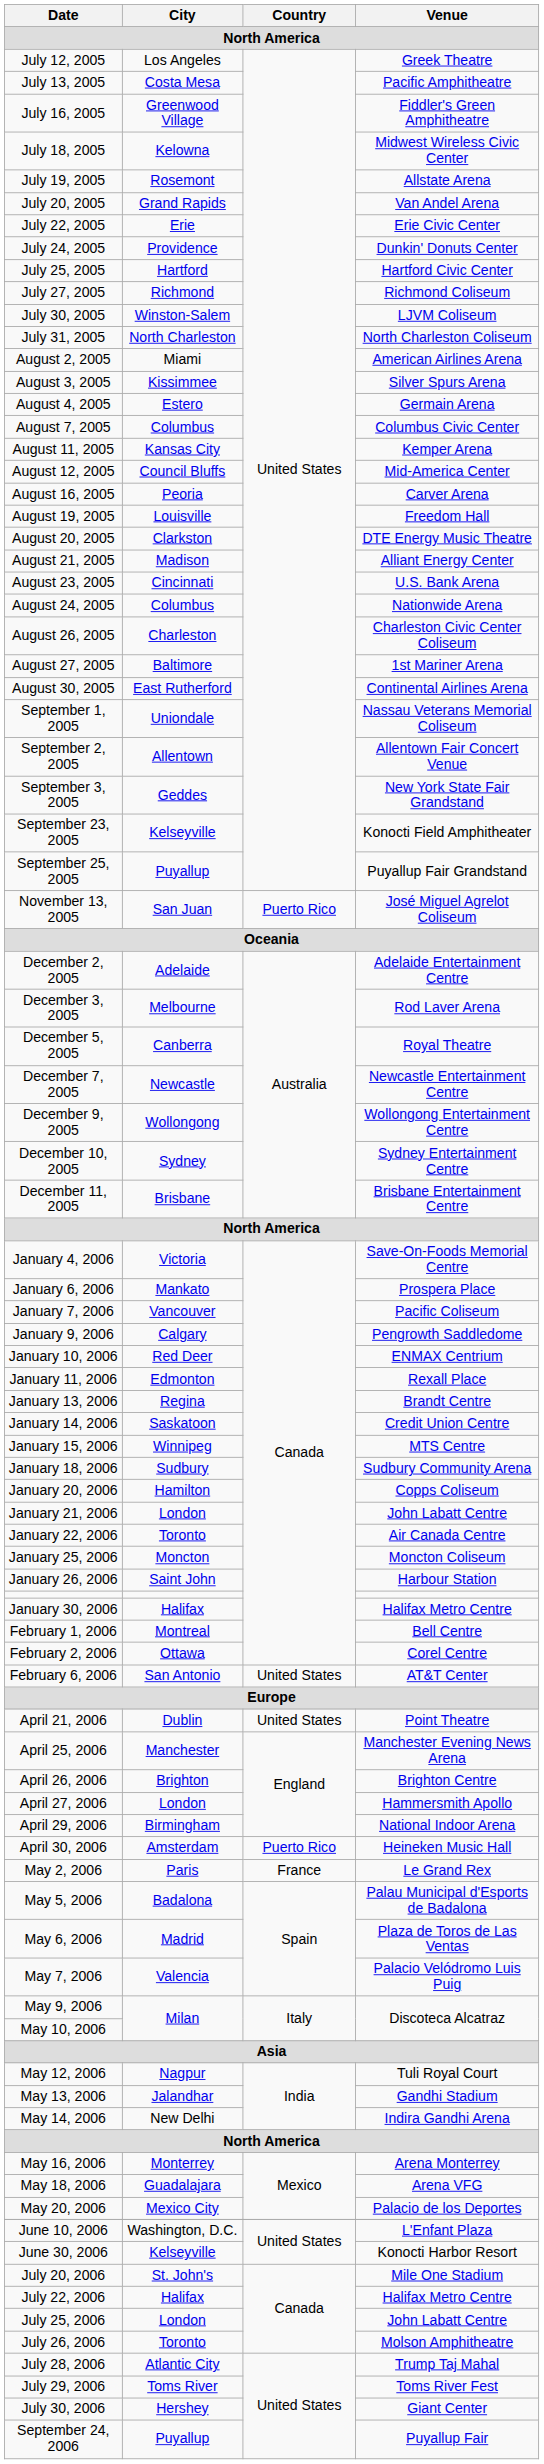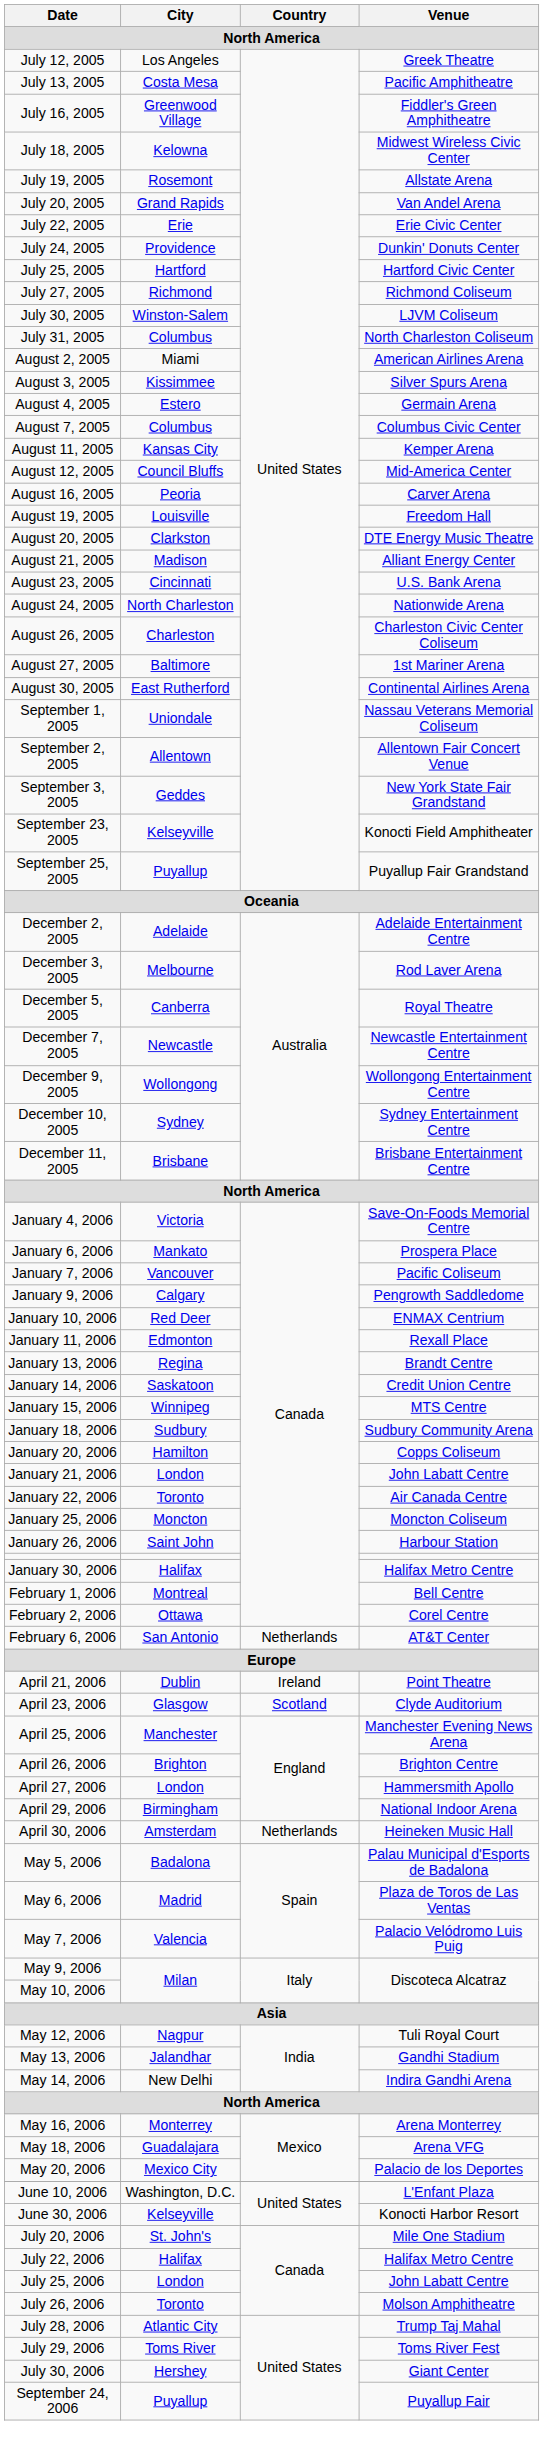(182, 337) North Charleston -> (180, 337) Columbus
(182, 605) Columbus -> (180, 605) North Charleston
- row: (63, 909)
(299, 1675) United States -> (299, 1637) Netherlands
(299, 1720) United States -> (299, 1682) Ireland
+ row: (63, 1704)
(299, 1848) Puerto Rico -> (299, 1832) Netherlands
- row: (63, 1870)
